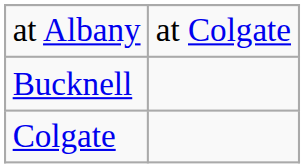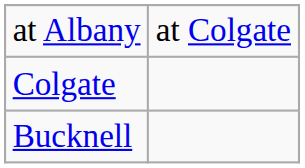rows swapped: (64, 135) <-> (72, 83)
